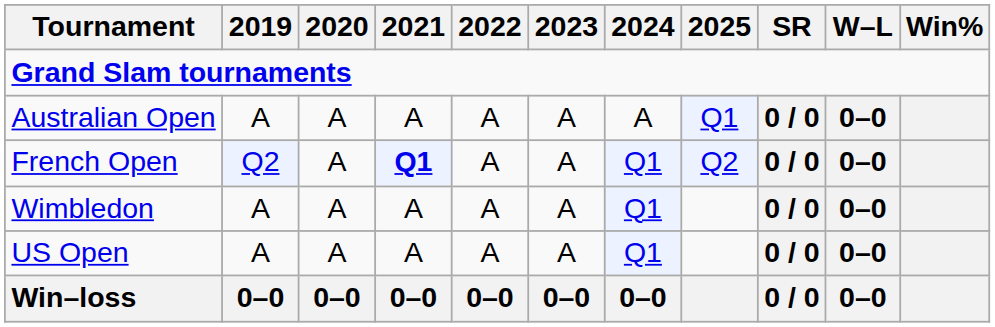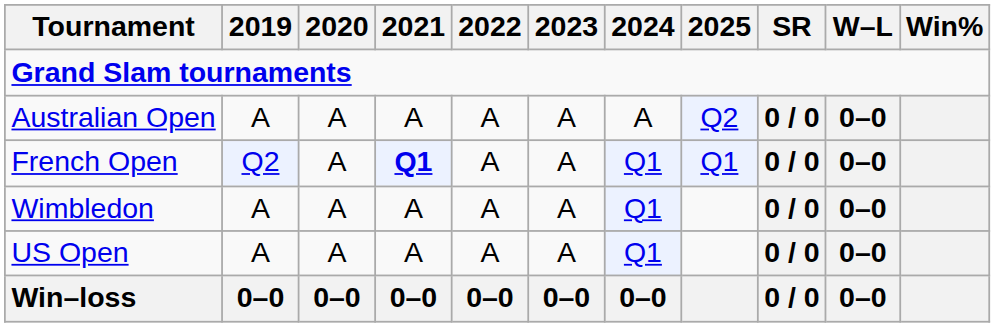(719, 117) Q1 -> (719, 117) Q2
(719, 162) Q2 -> (719, 162) Q1
